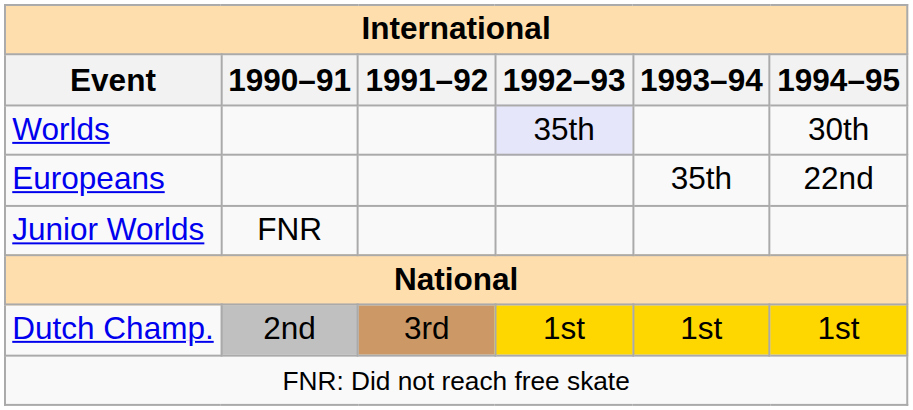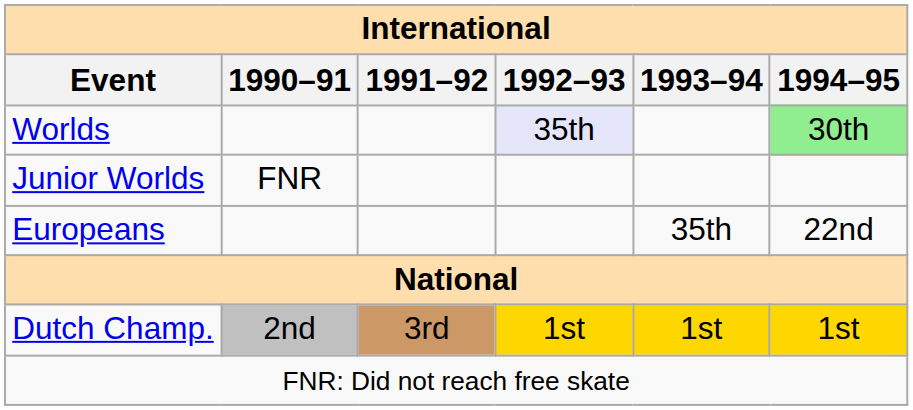(839, 129) no background -> (839, 129) lightgreen background
rows swapped: (88, 179) <-> (108, 229)
